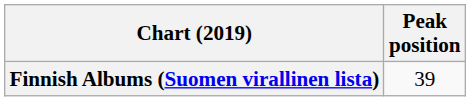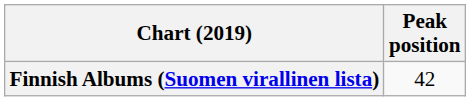(425, 78) 39 -> (425, 78) 42
